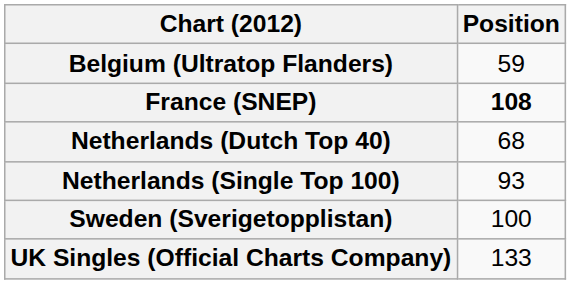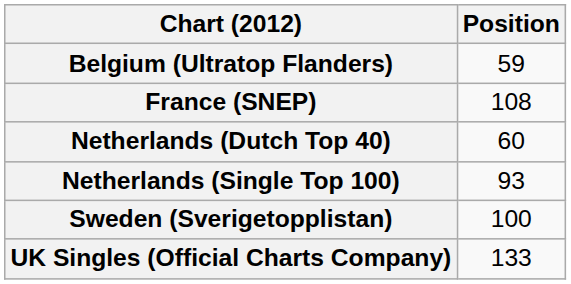(511, 102) bold -> (511, 102) normal
(511, 141) 68 -> (511, 141) 60
